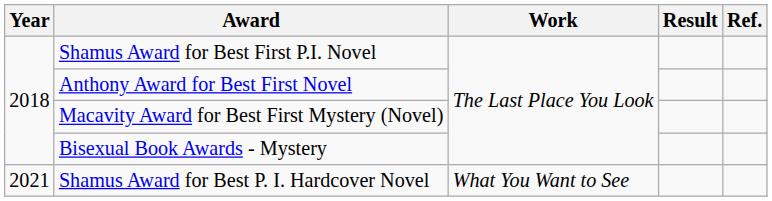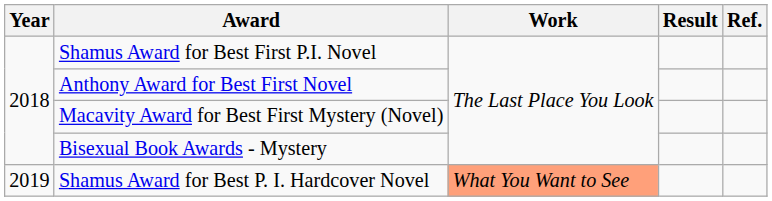(29, 180) 2021 -> (29, 180) 2019
(541, 180) no background -> (541, 180) lightsalmon background
